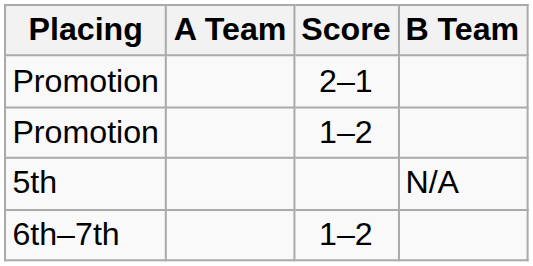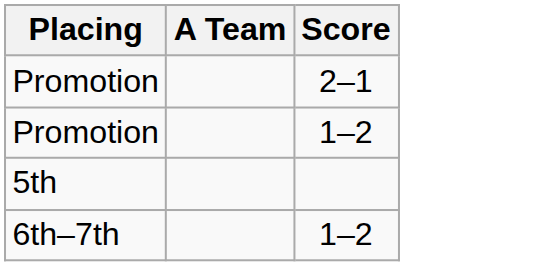- column: (462, 30)
